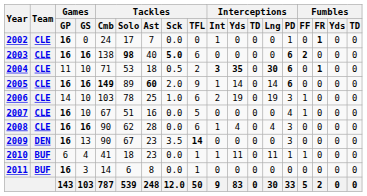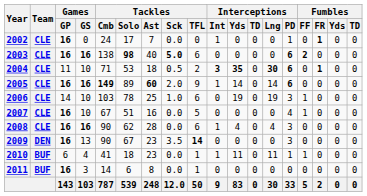(217, 98) 2 -> (217, 98) 0
